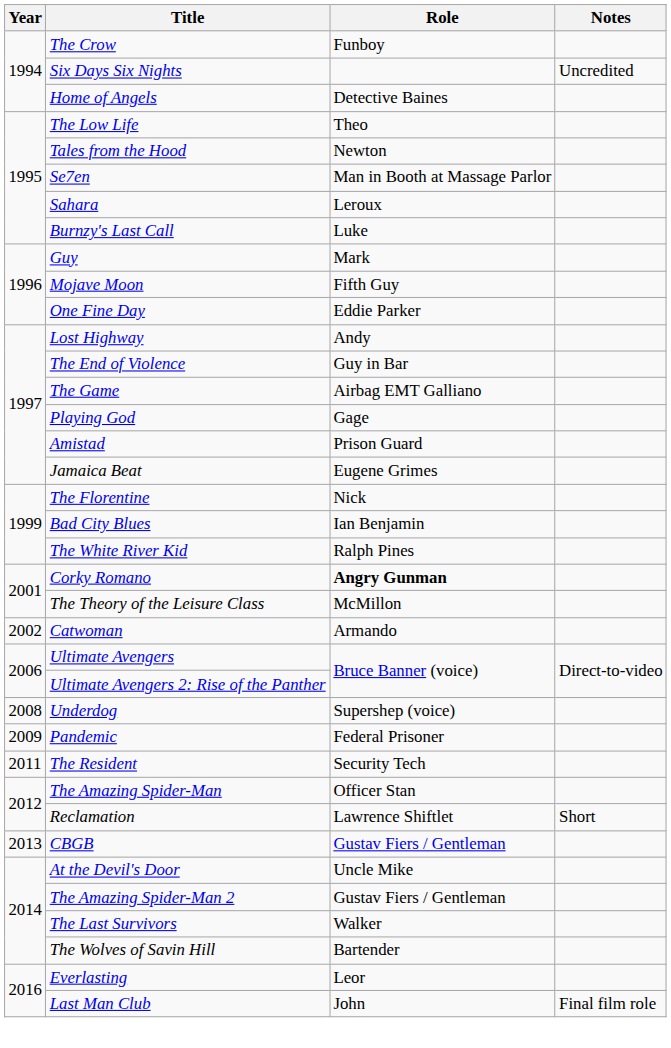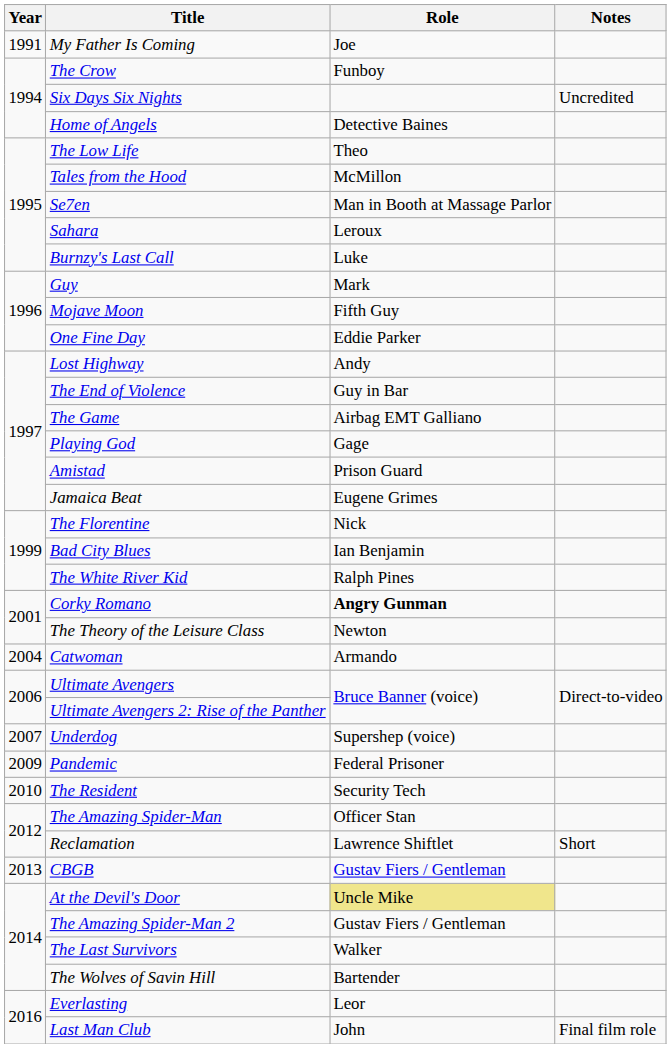+ row: (122, 44)
(360, 151) Newton -> (367, 177) McMillon
(367, 603) McMillon -> (360, 630) Newton
(25, 630) 2002 -> (25, 657) 2004
(25, 710) 2008 -> (25, 737) 2007
(25, 763) 2011 -> (25, 790) 2010
(373, 870) no background -> (373, 897) khaki background
